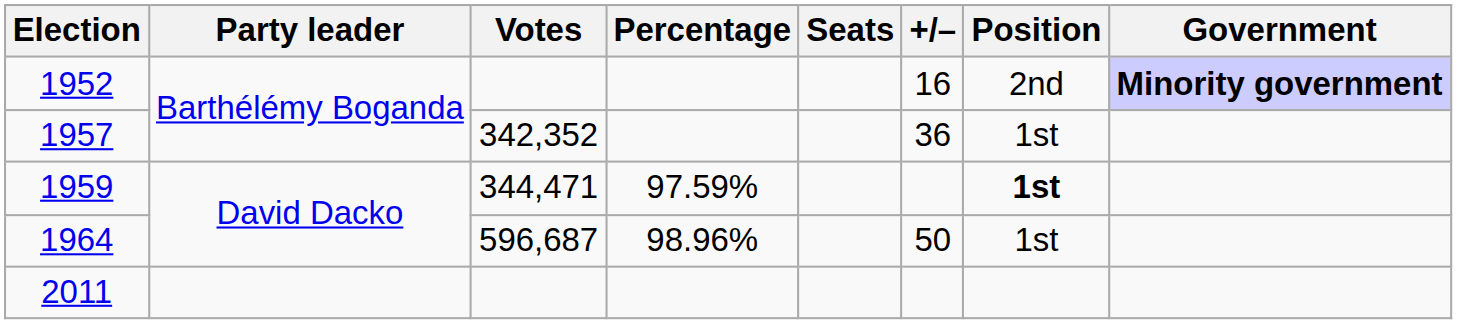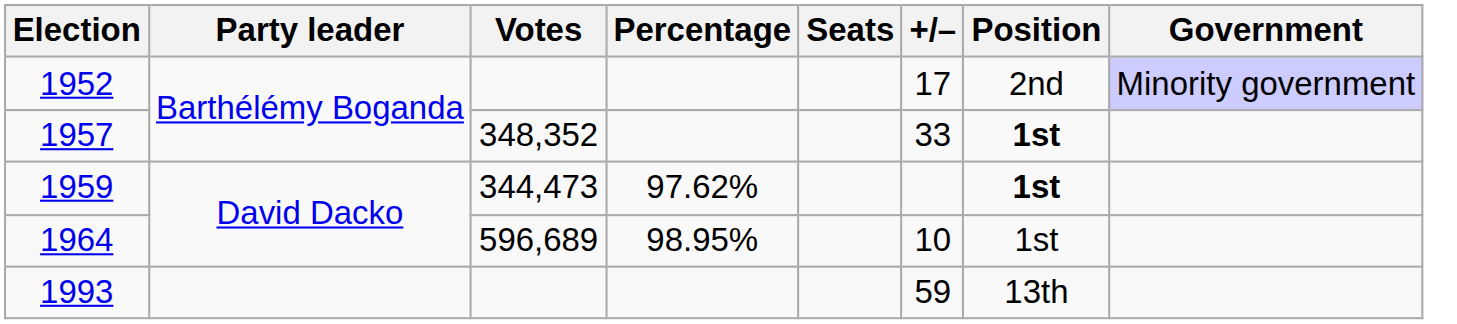(933, 82) 16 -> (933, 82) 17
(1280, 82) bold -> (1266, 82) normal
(539, 135) 342,352 -> (539, 135) 348,352
(933, 135) 36 -> (933, 135) 33
(1036, 135) normal -> (1036, 135) bold
(539, 187) 344,471 -> (539, 187) 344,473
(702, 187) 97.59% -> (702, 187) 97.62%
(539, 239) 596,687 -> (539, 239) 596,689
(702, 239) 98.96% -> (702, 239) 98.95%
(933, 239) 50 -> (933, 239) 10
+ row: (77, 291)
- row: (77, 291)
